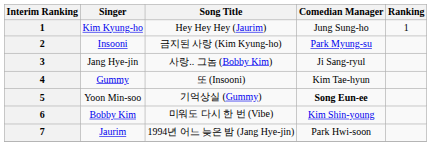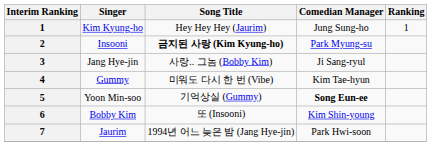(221, 44) normal -> (221, 44) bold
(221, 79) 또 (Insooni) -> (221, 79) 미워도 다시 한 번 (Vibe)
(221, 114) 미워도 다시 한 번 (Vibe) -> (221, 114) 또 (Insooni)
